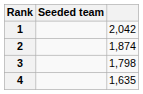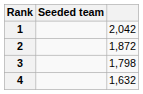(122, 47) 1,874 -> (122, 47) 1,872
(122, 81) 1,635 -> (122, 81) 1,632
